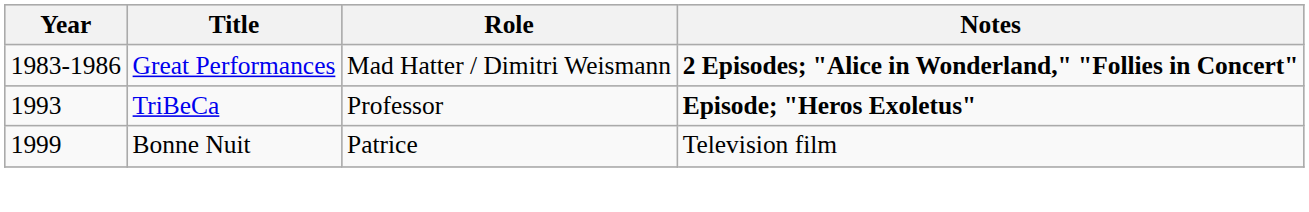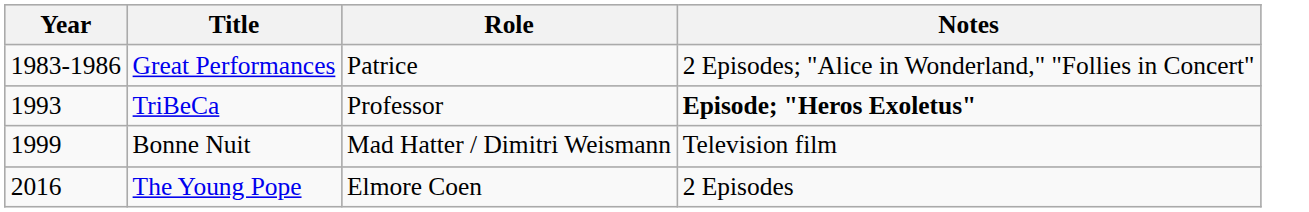(509, 65) Mad Hatter / Dimitri Weismann -> (382, 65) Patrice
(991, 65) bold -> (969, 65) normal
(382, 145) Patrice -> (509, 145) Mad Hatter / Dimitri Weismann
+ row: (217, 186)
